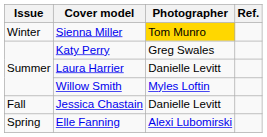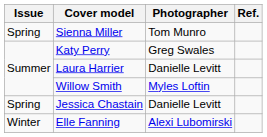(24, 31) Winter -> (24, 31) Spring
(177, 31) gold background -> (177, 31) no background
(16, 104) Fall -> (24, 104) Spring
(24, 123) Spring -> (24, 123) Winter
